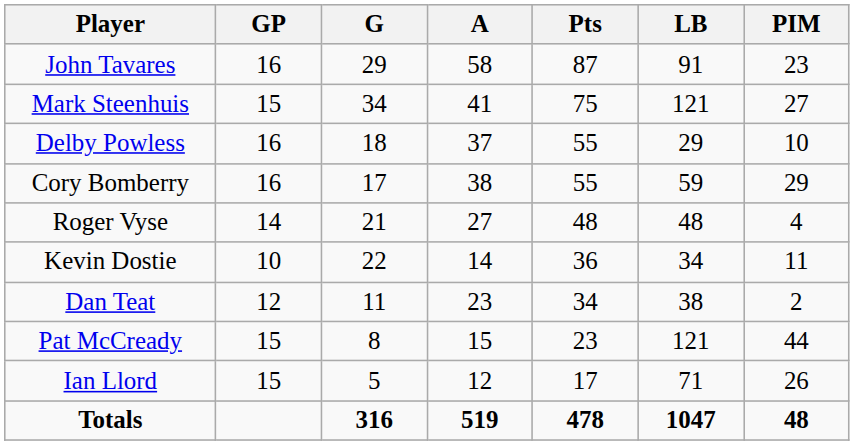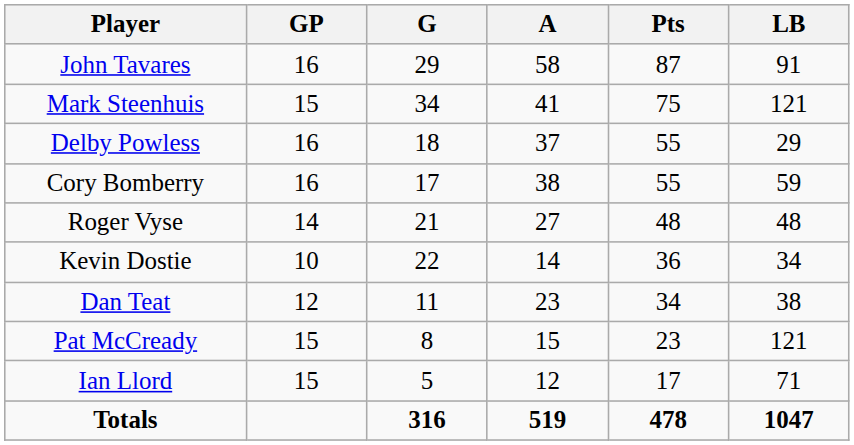- column: (796, 24)
